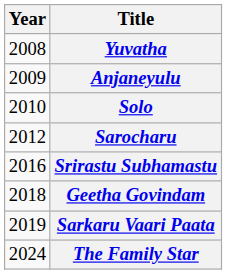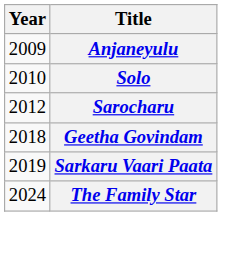- row: (136, 48)
- row: (136, 166)
